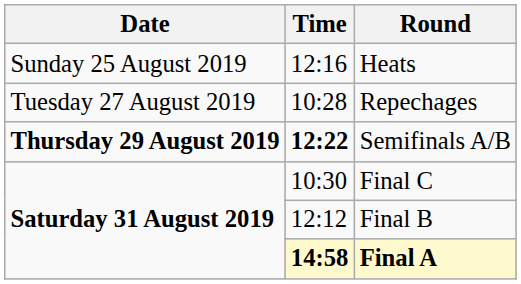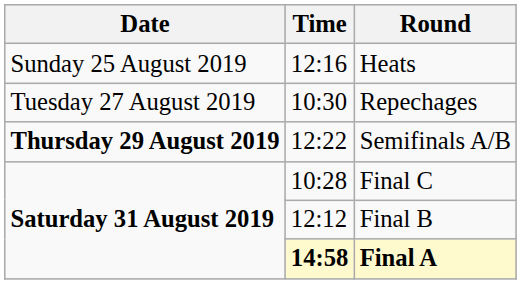(319, 102) 10:28 -> (319, 102) 10:30
(320, 141) bold -> (319, 141) normal
(319, 180) 10:30 -> (319, 180) 10:28
